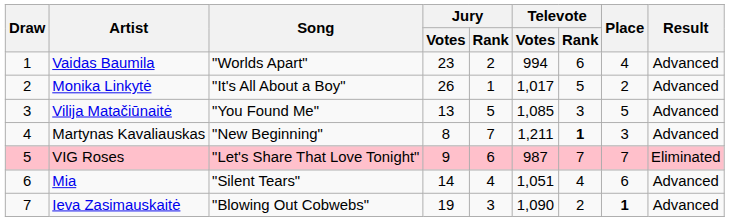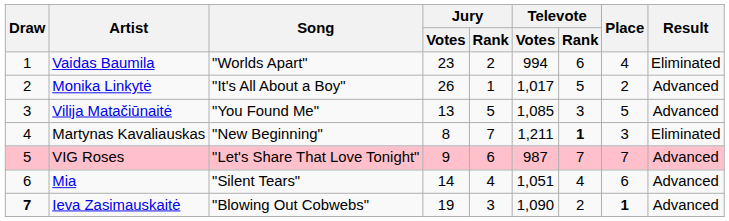(686, 63) Advanced -> (686, 63) Eliminated
(686, 134) Advanced -> (686, 134) Eliminated
(686, 157) Eliminated -> (686, 157) Advanced
(27, 205) normal -> (27, 205) bold
